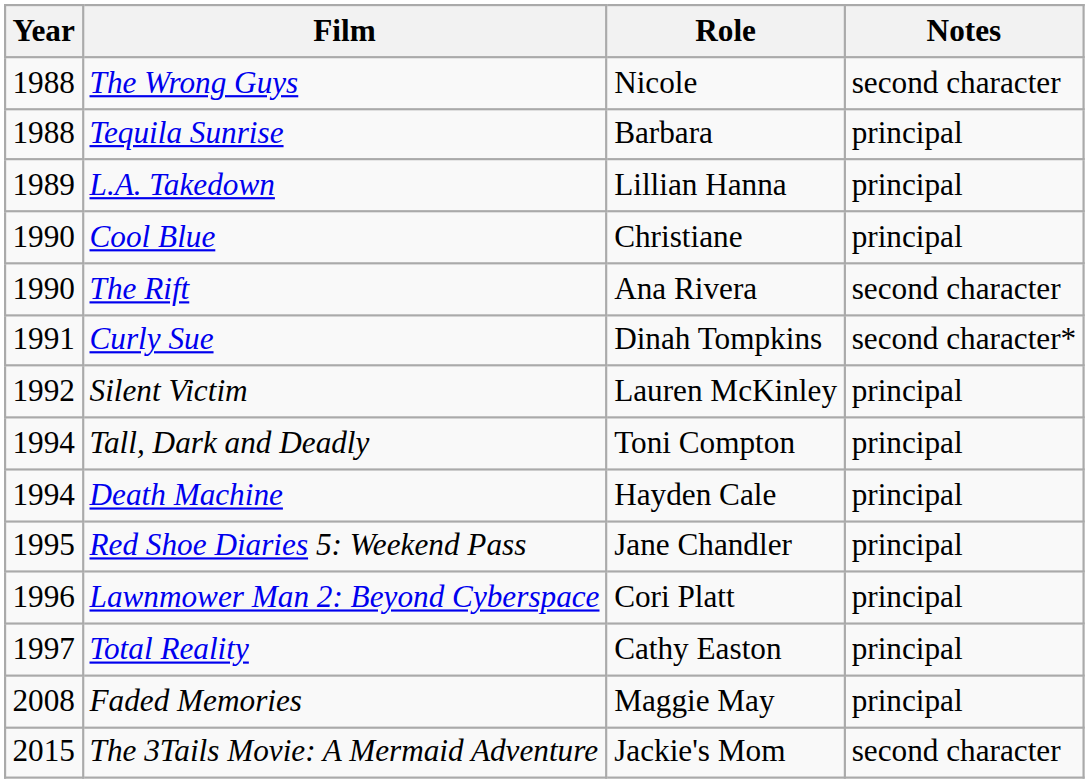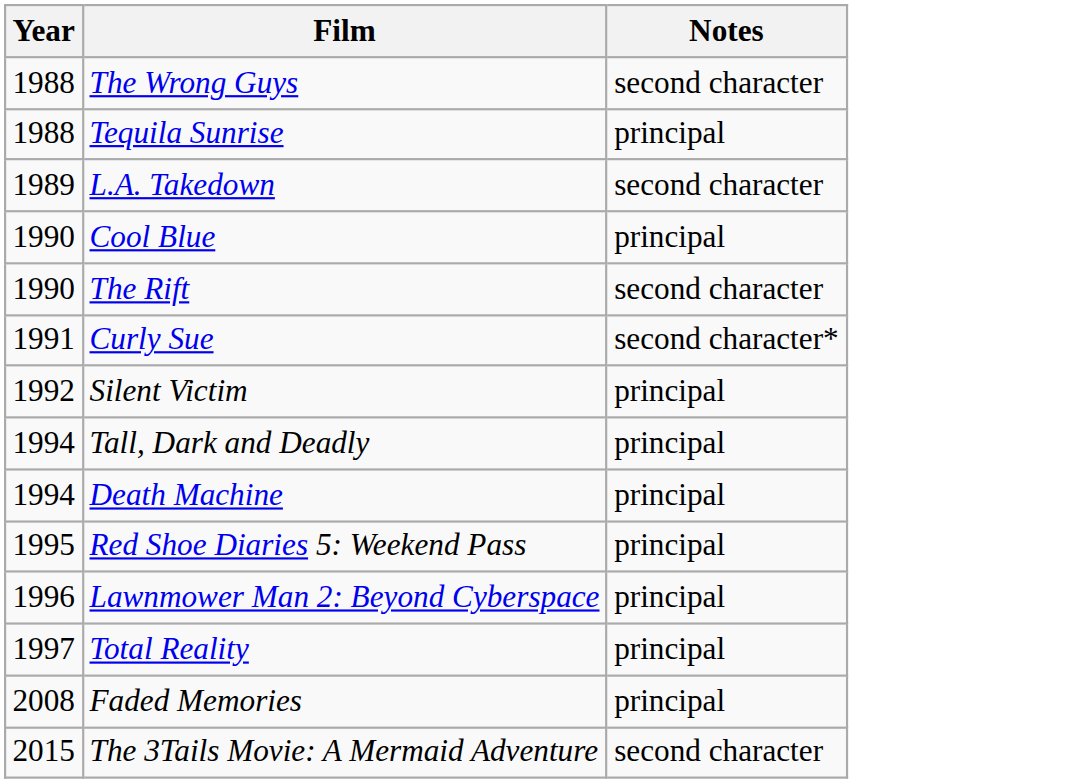- column: (726, 30)
(907, 185) principal -> (719, 185) second character
